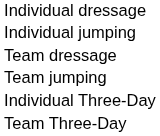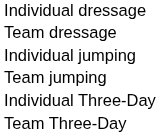rows swapped: (60, 55) <-> (70, 33)
